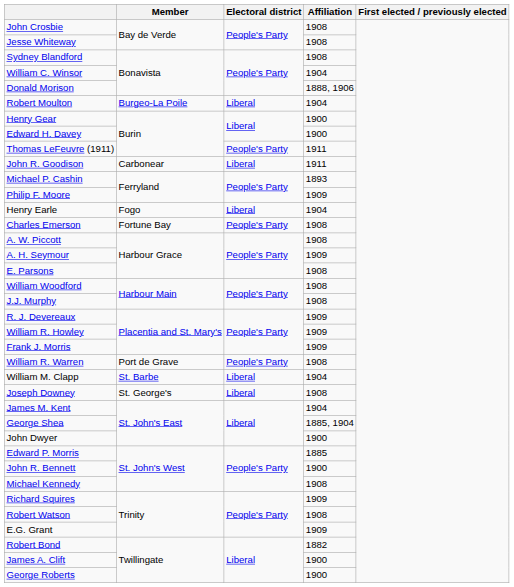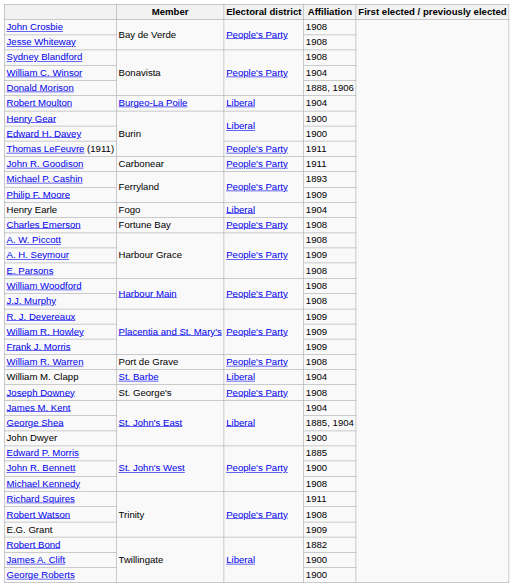(241, 164) Liberal -> (257, 164) People's Party
(241, 392) Liberal -> (257, 392) People's Party
(317, 499) 1909 -> (316, 499) 1911
